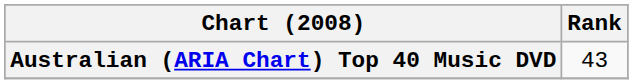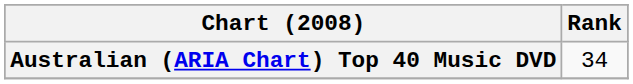(595, 60) 43 -> (595, 60) 34
